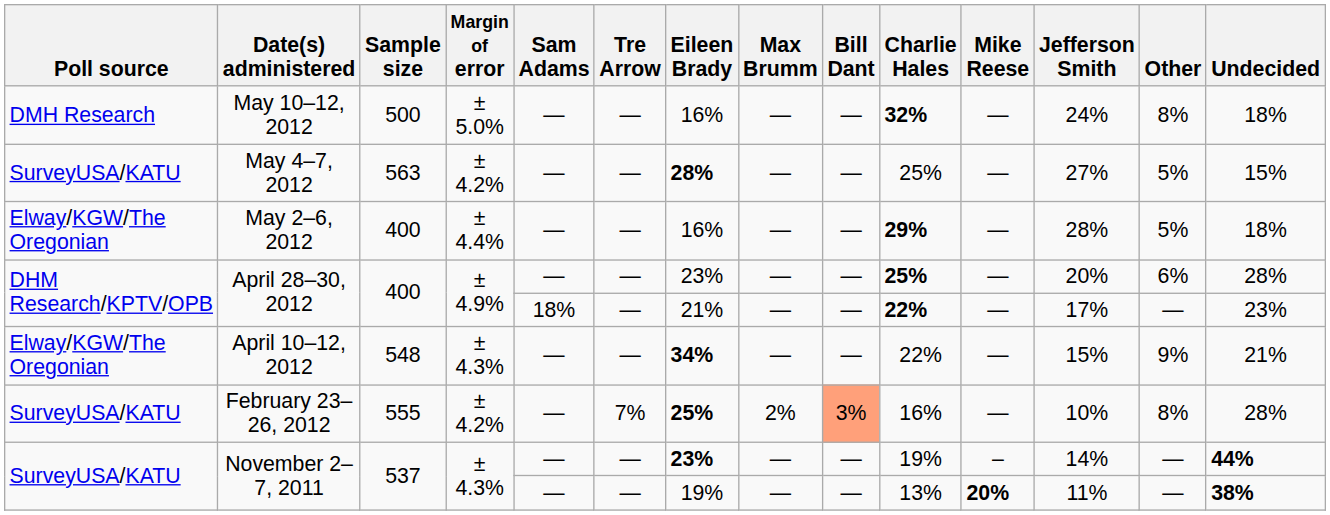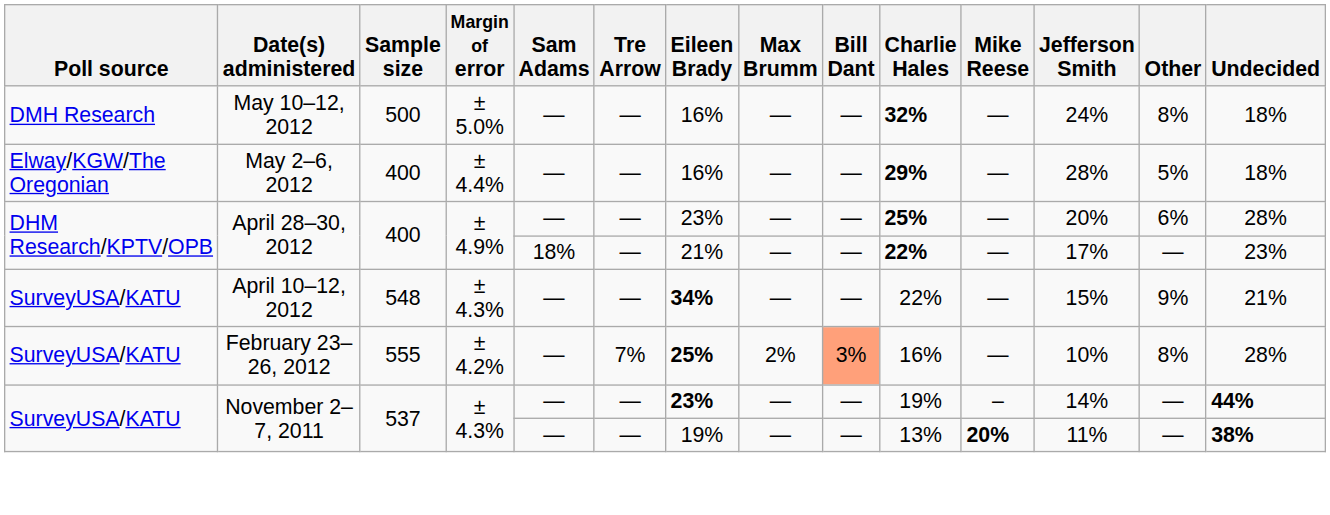- row: (289, 172)
(88, 355) Elway/KGW/The Oregonian -> (95, 297) SurveyUSA/KATU
